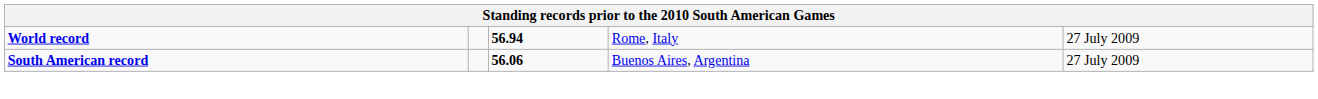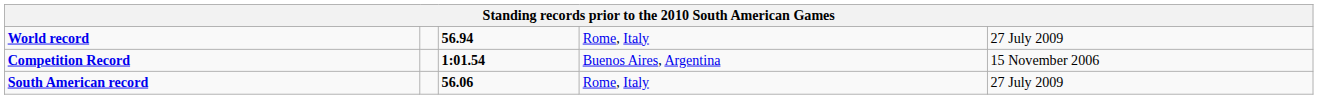+ row: (69, 60)
(681, 60) Buenos Aires, Argentina -> (616, 82) Rome, Italy
